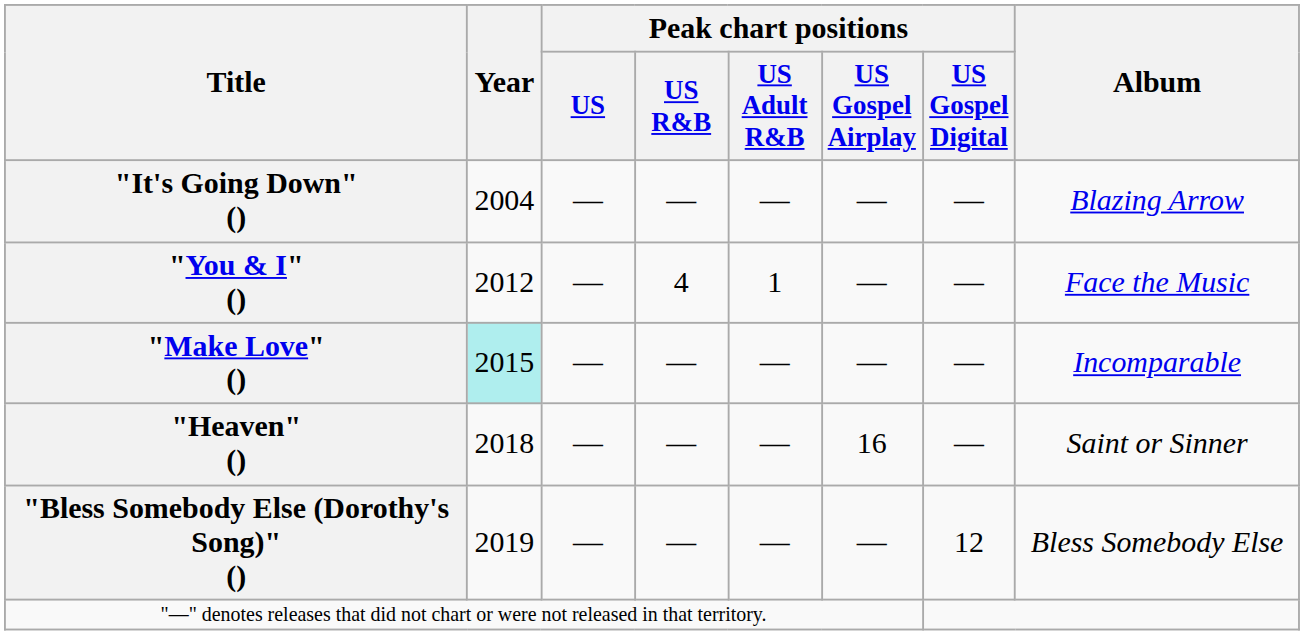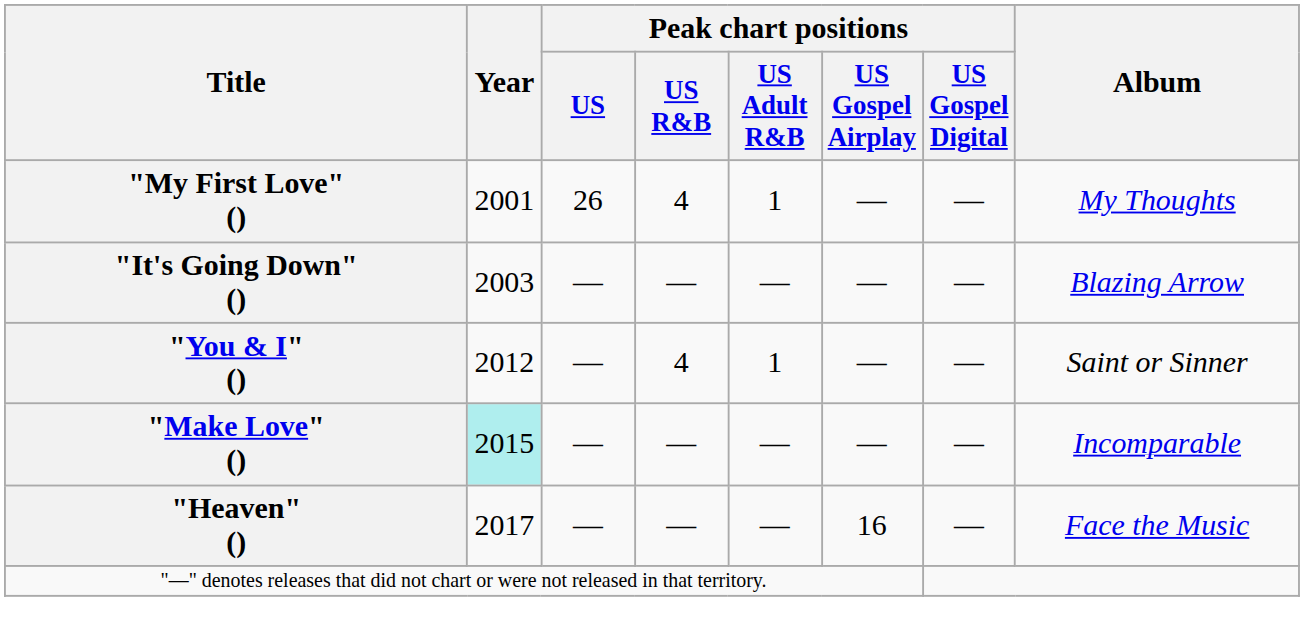+ row: (236, 200)
(504, 200) 2004 -> (504, 281) 2003
(1157, 281) Face the Music -> (1157, 362) Saint or Sinner
(504, 443) 2018 -> (504, 524) 2017
(1157, 443) Saint or Sinner -> (1157, 524) Face the Music
- row: (236, 541)
